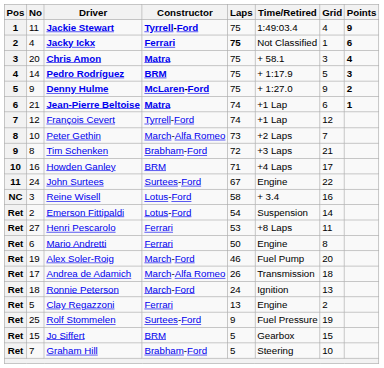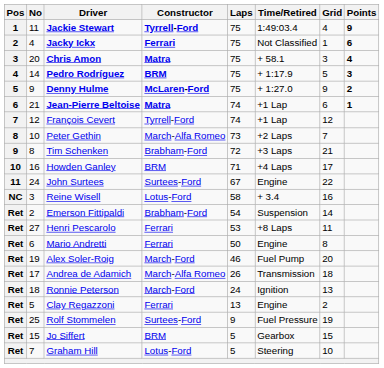(235, 43) bold -> (235, 43) normal
(168, 212) Lotus-Ford -> (176, 212) Brabham-Ford
(176, 351) Brabham-Ford -> (168, 351) Lotus-Ford
